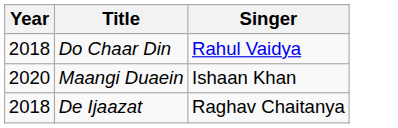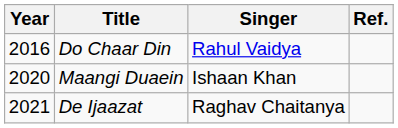+ column: (371, 19)
(30, 48) 2018 -> (30, 48) 2016
(30, 107) 2018 -> (30, 107) 2021
